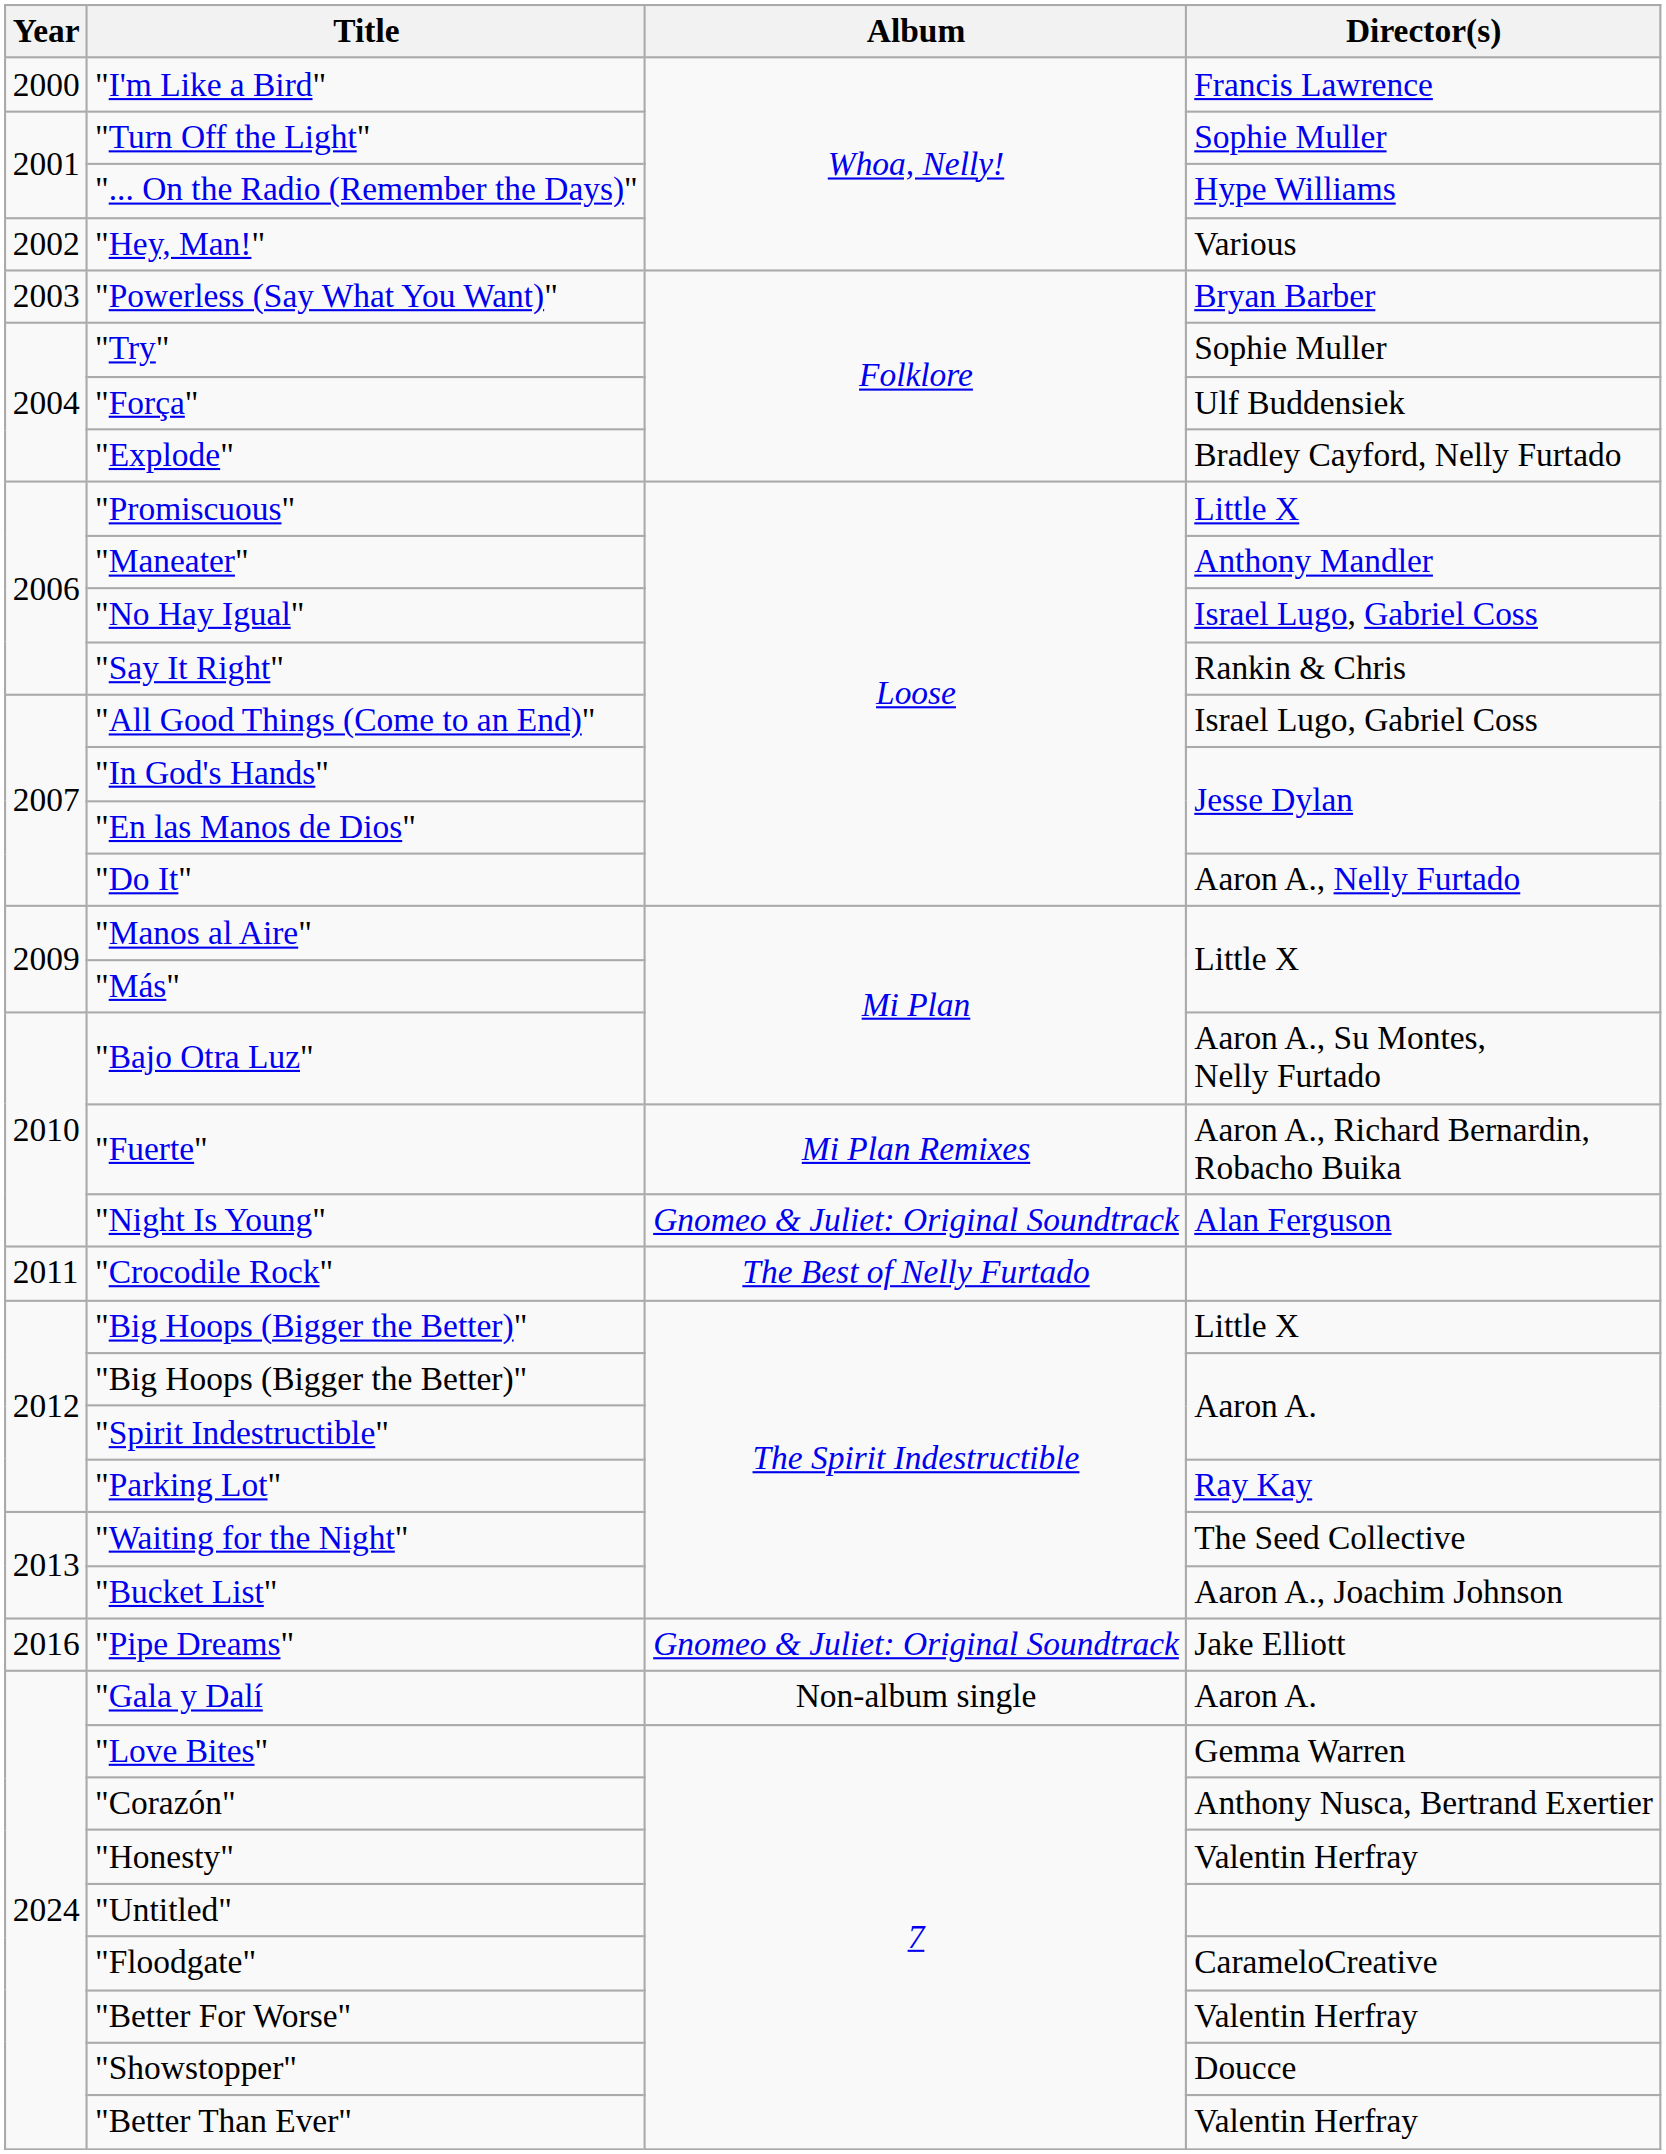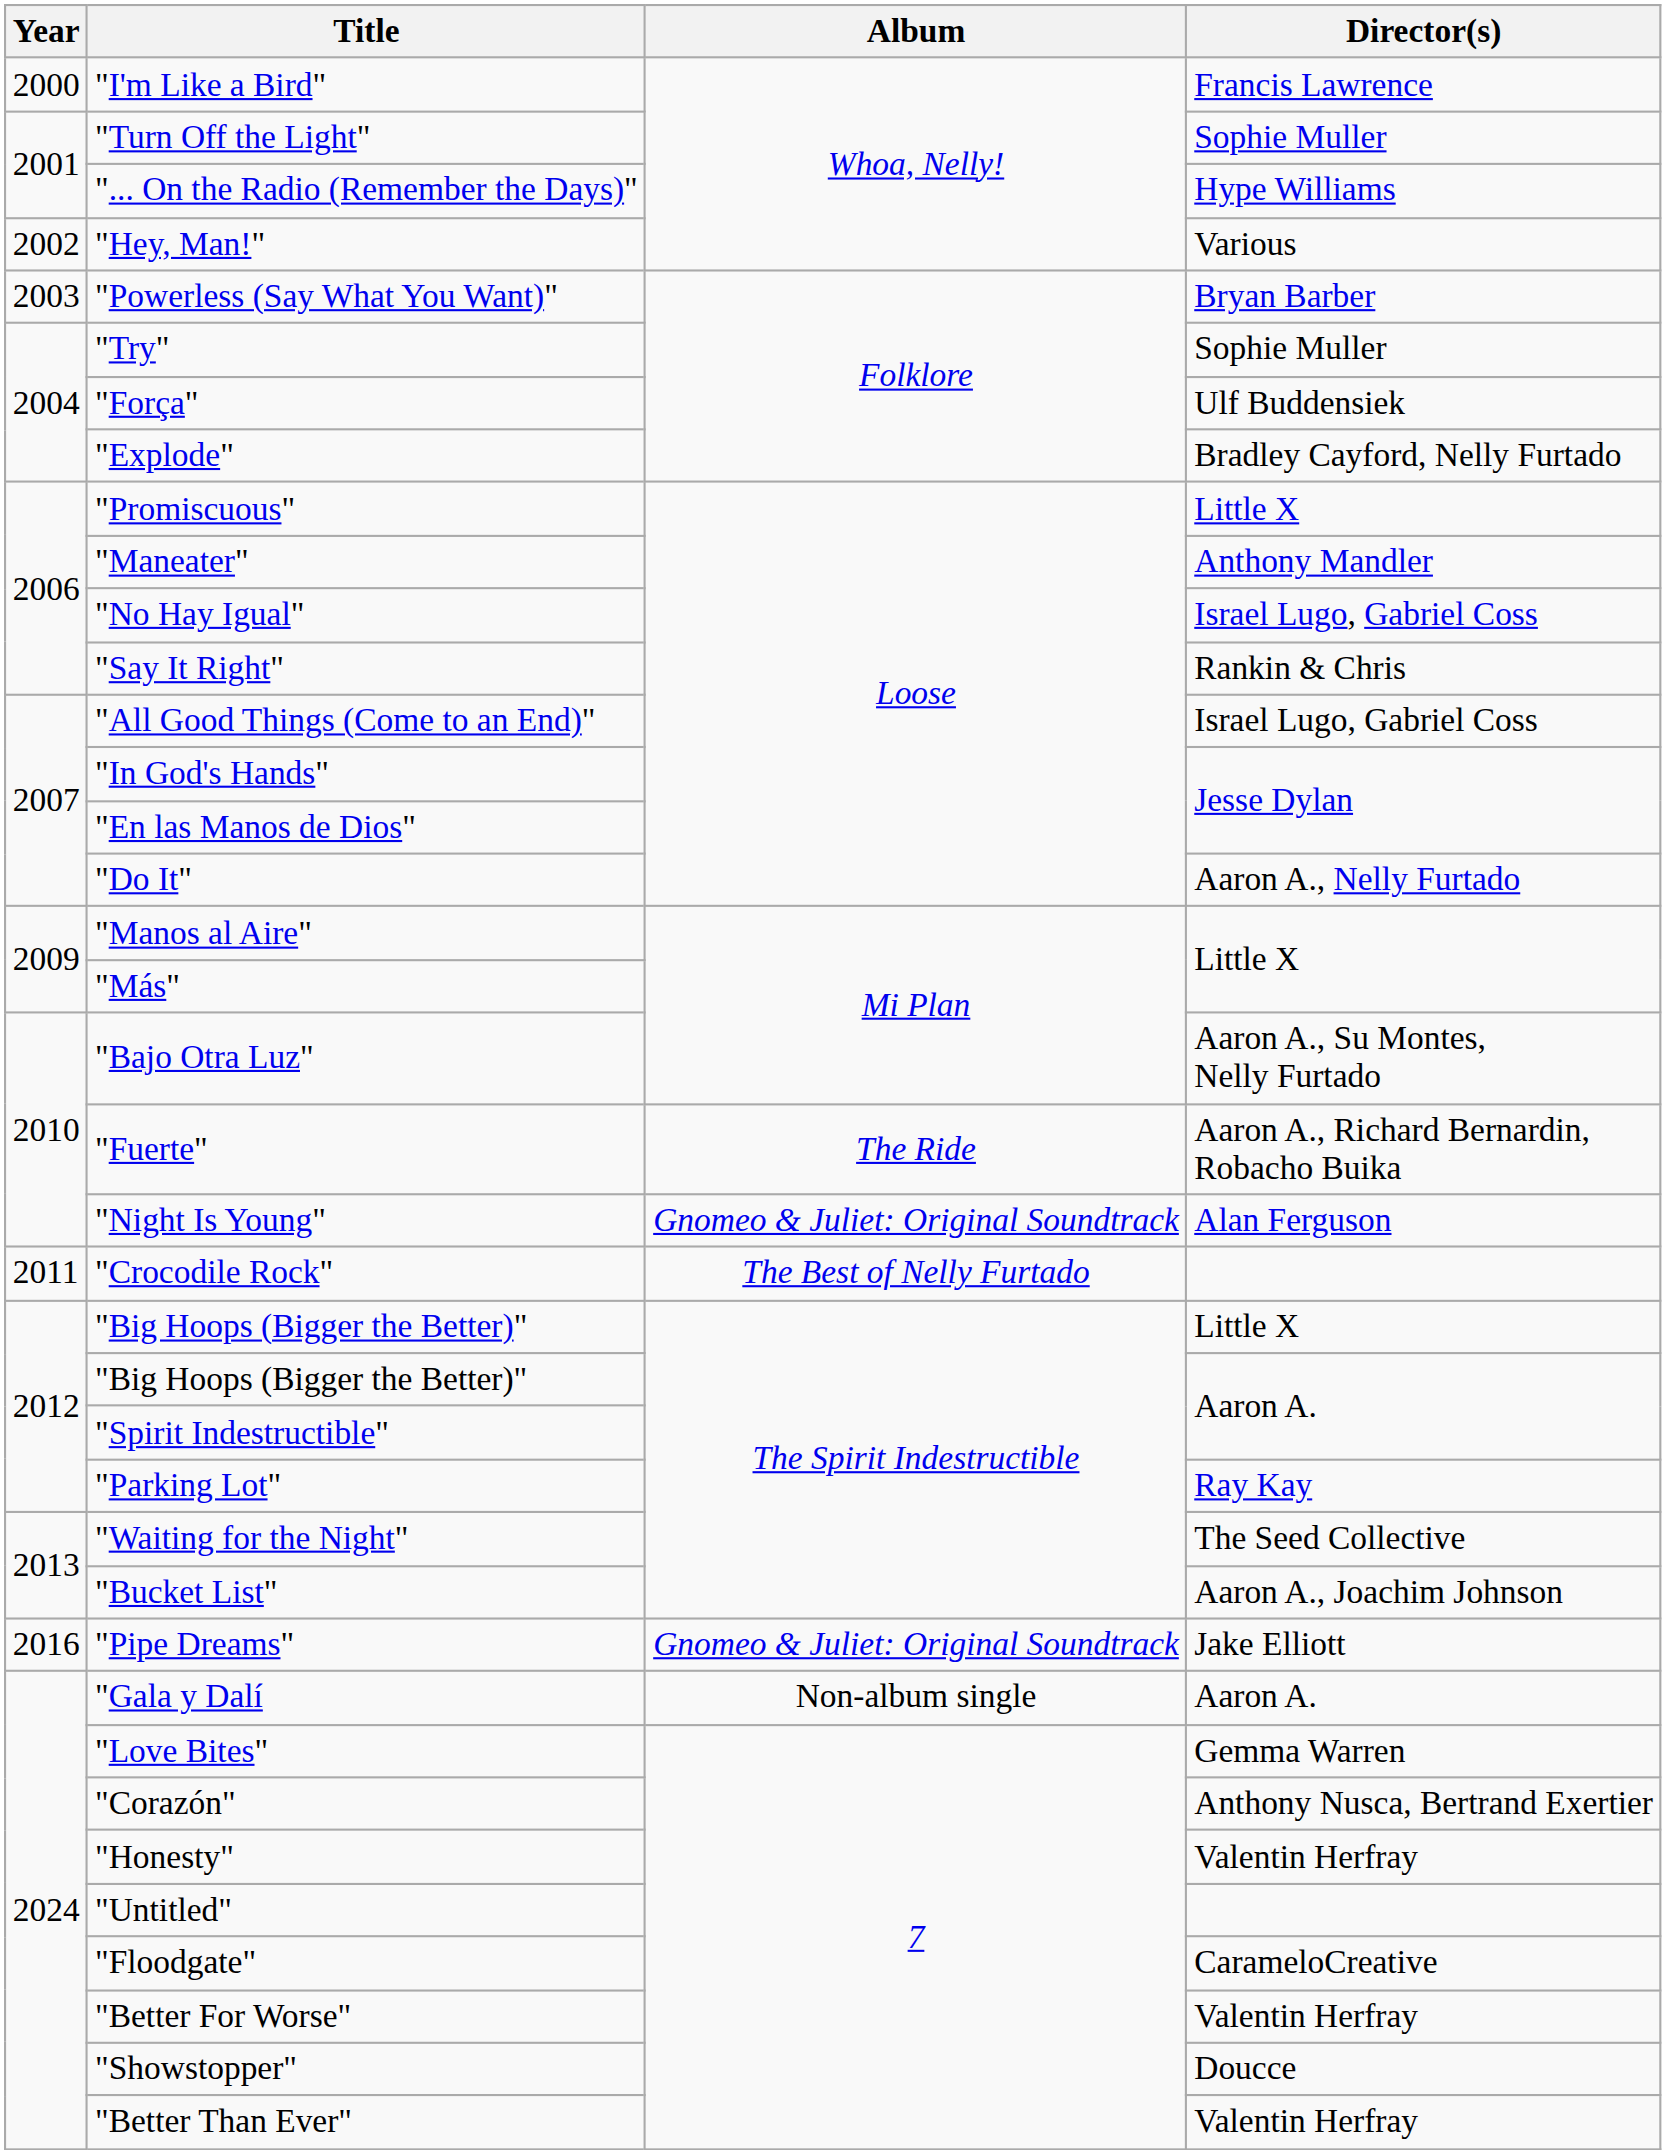(916, 1148) Mi Plan Remixes -> (916, 1148) The Ride
